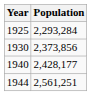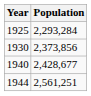(55, 64) 2,428,177 -> (55, 64) 2,428,677
